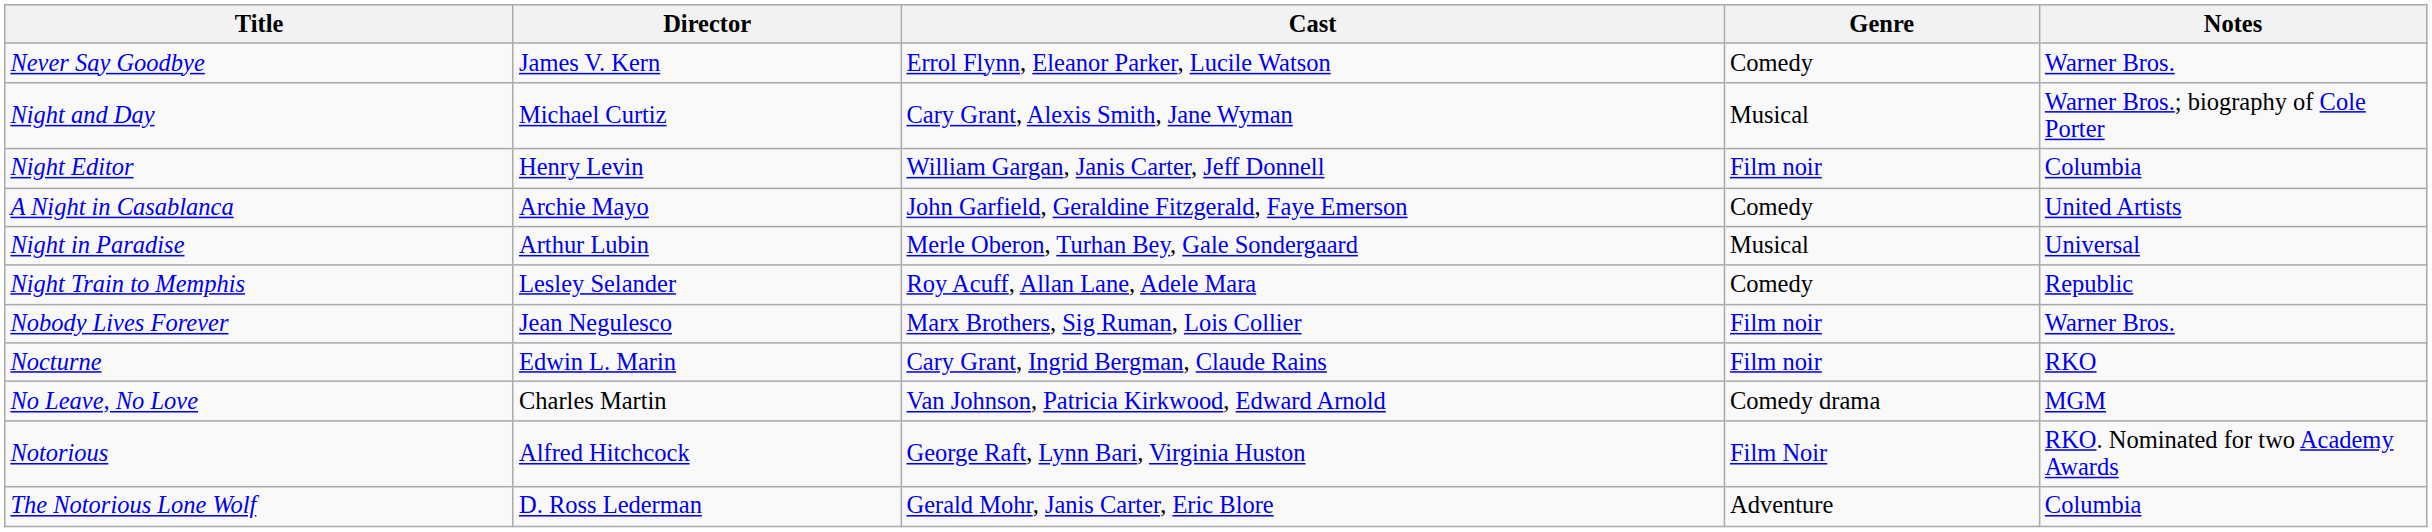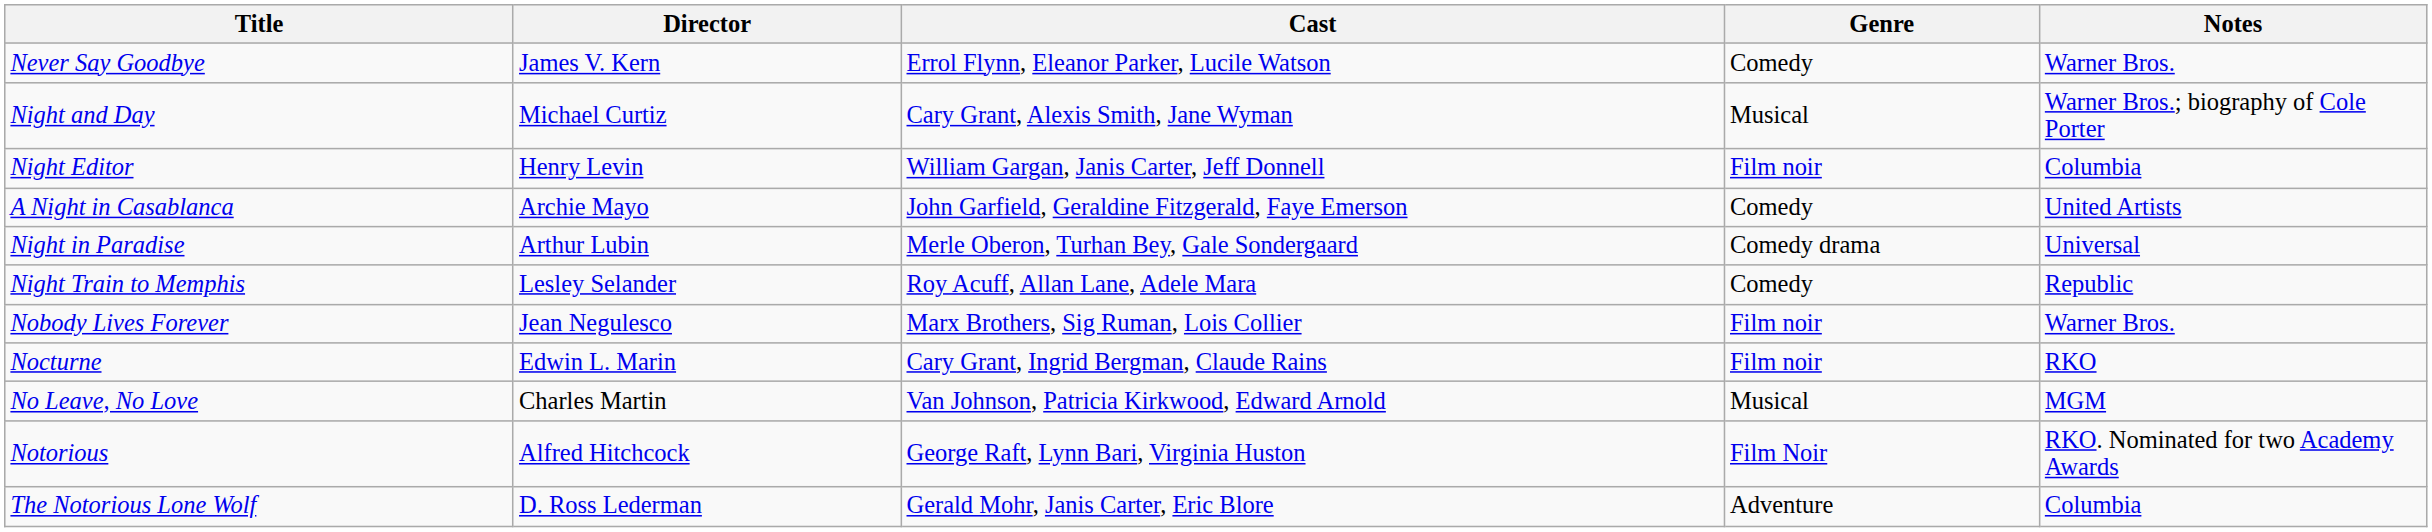(1769, 245) Musical -> (1805, 245) Comedy drama
(1805, 400) Comedy drama -> (1769, 400) Musical
